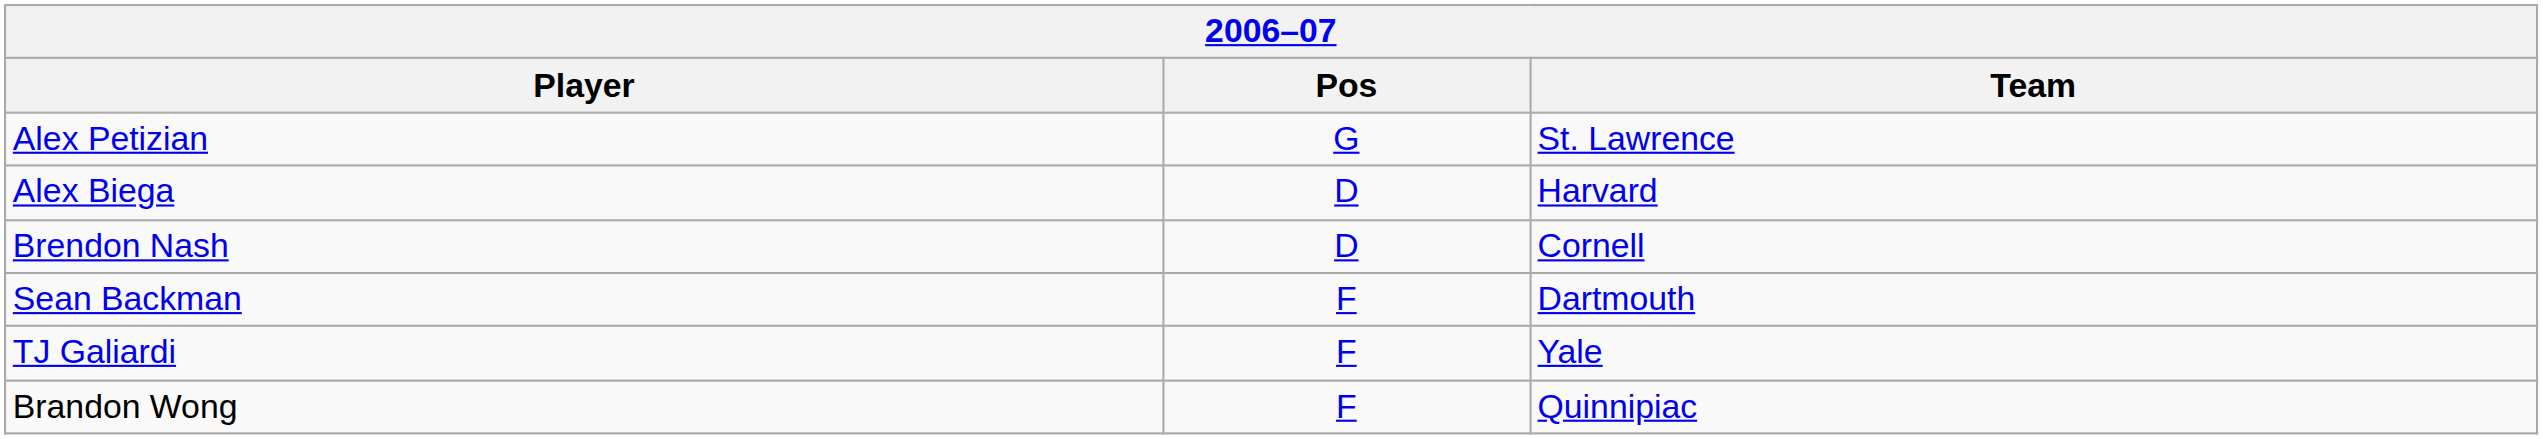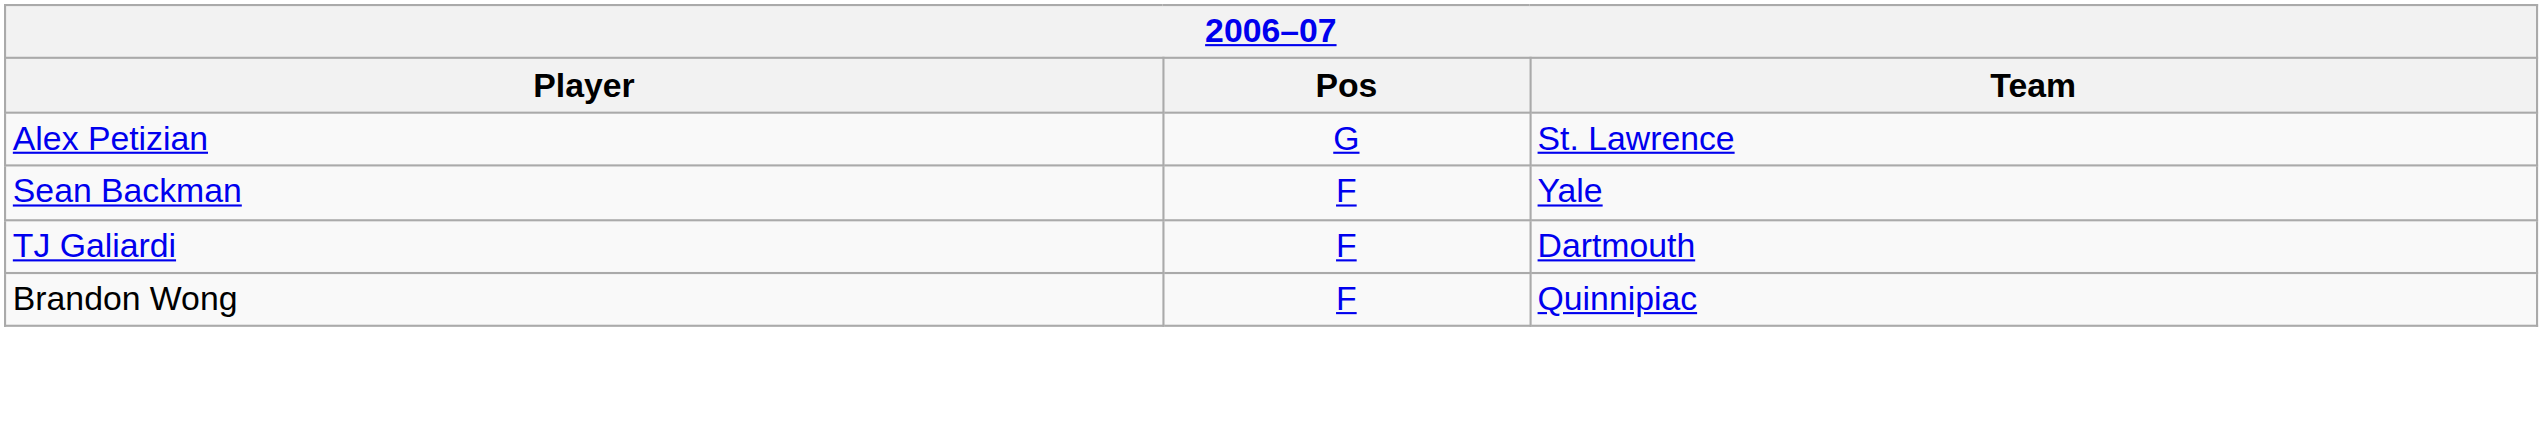- row: (94, 191)
- row: (121, 245)
(1616, 298) Dartmouth -> (1570, 191) Yale
(1570, 352) Yale -> (1616, 245) Dartmouth
